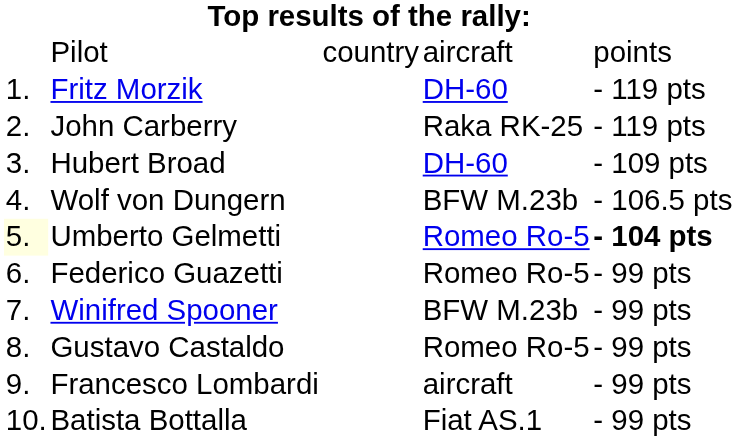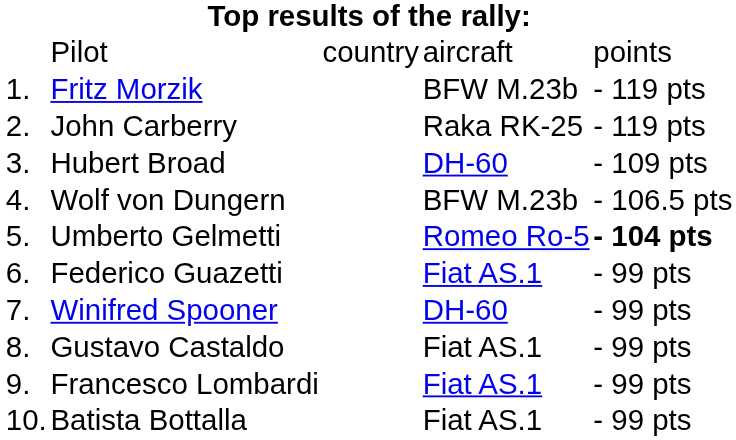(465, 89) DH-60 -> (500, 89) BFW M.23b
(18, 236) lightyellow background -> (18, 236) no background
(506, 273) Romeo Ro-5 -> (482, 273) Fiat AS.1
(500, 310) BFW M.23b -> (465, 310) DH-60
(506, 347) Romeo Ro-5 -> (482, 347) Fiat AS.1
(468, 383) aircraft -> (482, 383) Fiat AS.1
